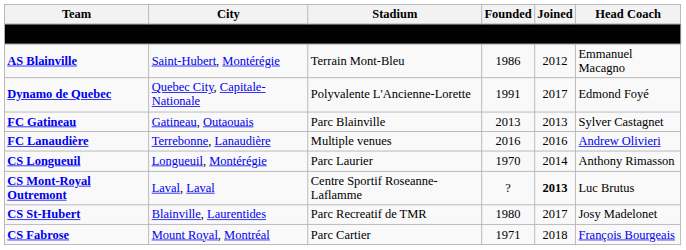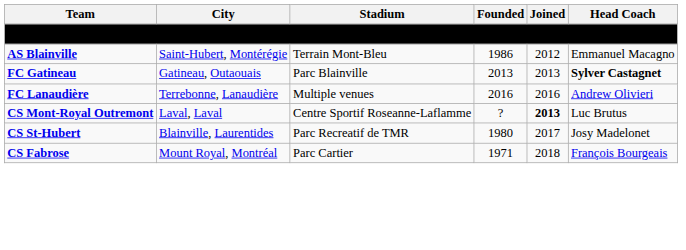- row: (59, 94)
(621, 121) normal -> (616, 73) bold
- row: (44, 161)
